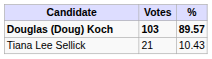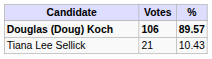(150, 29) 103 -> (150, 29) 106
